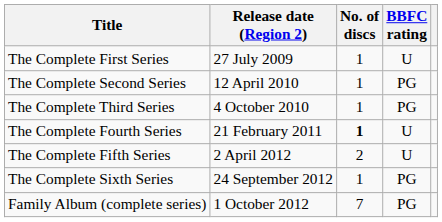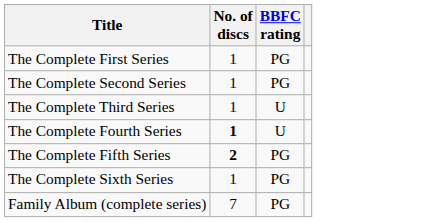- column: (273, 25)
(407, 58) U -> (280, 58) PG
(407, 107) PG -> (280, 107) U
(360, 155) normal -> (233, 155) bold
(407, 155) U -> (280, 155) PG
